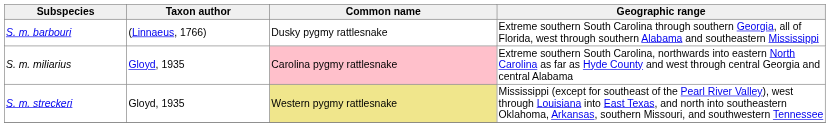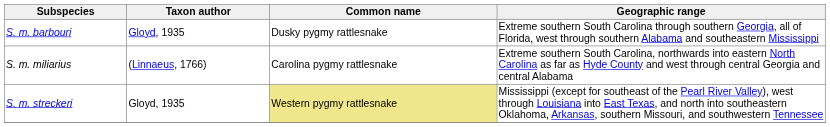(167, 32) (Linnaeus, 1766) -> (156, 32) Gloyd, 1935
(156, 65) Gloyd, 1935 -> (167, 65) (Linnaeus, 1766)
(334, 65) pink background -> (334, 65) no background
